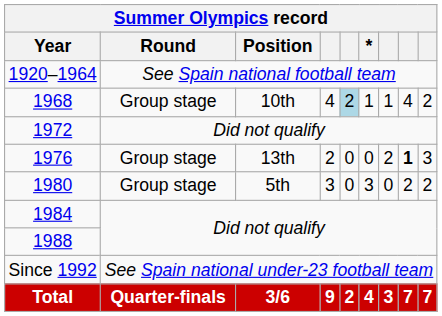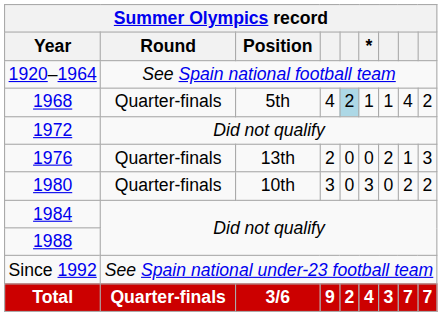(168, 102) Group stage -> (168, 102) Quarter-finals
(278, 102) 10th -> (278, 102) 5th
(168, 158) Group stage -> (168, 158) Quarter-finals
(408, 158) bold -> (408, 158) normal
(168, 185) Group stage -> (168, 185) Quarter-finals
(278, 185) 5th -> (278, 185) 10th
